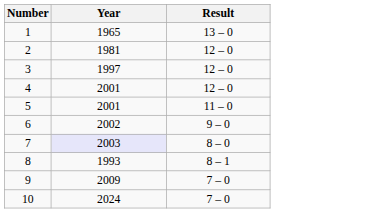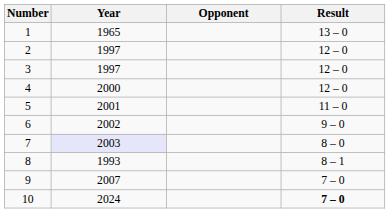+ column: (224, 13)
(109, 50) 1981 -> (109, 50) 1997
(109, 87) 2001 -> (109, 87) 2000
(109, 180) 2009 -> (109, 180) 2007
(218, 198) normal -> (333, 198) bold
